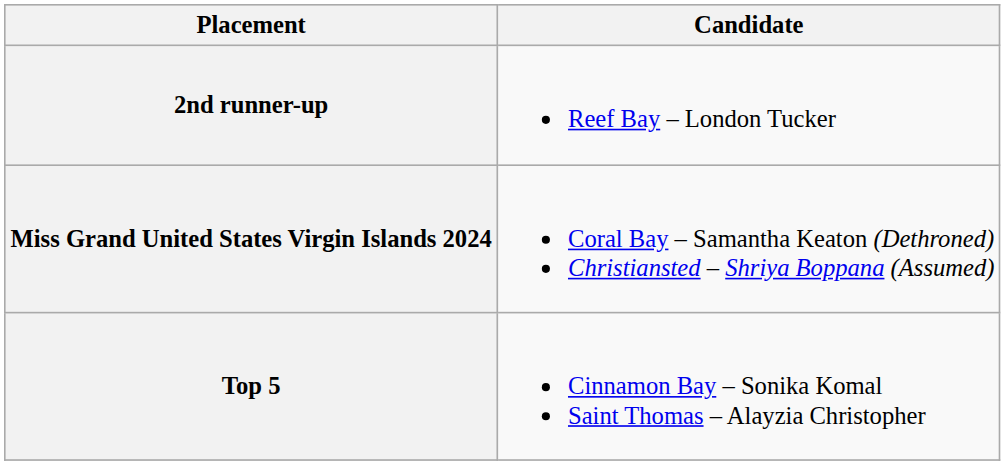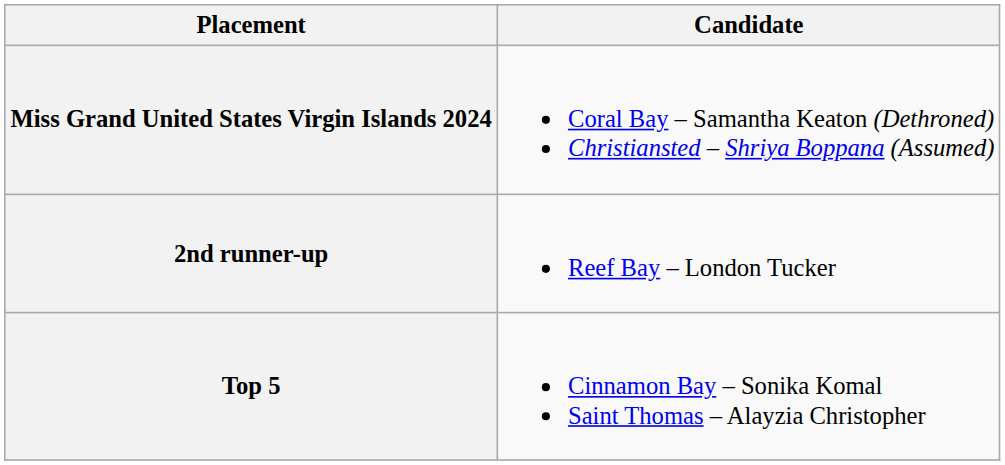rows swapped: (251, 238) <-> (251, 104)
